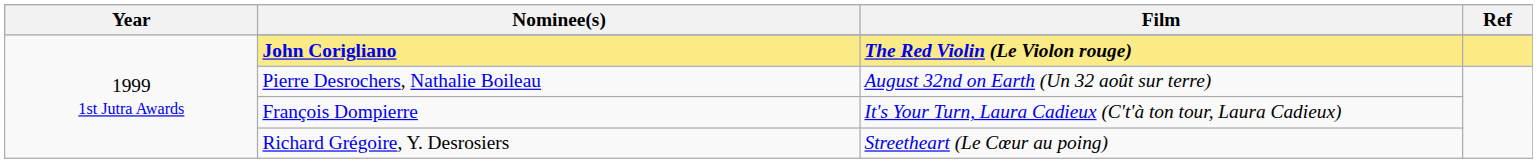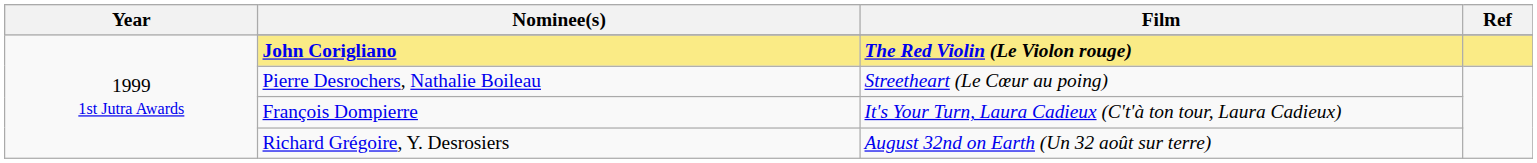(1038, 81) August 32nd on Earth (Un 32 août sur terre) -> (986, 81) Streetheart (Le Cœur au poing)
(986, 142) Streetheart (Le Cœur au poing) -> (1038, 142) August 32nd on Earth (Un 32 août sur terre)
